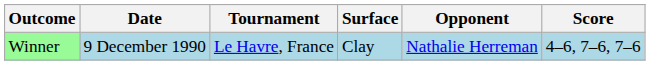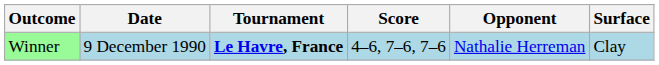columns swapped: (370, 17) <-> (593, 17)
(274, 45) normal -> (279, 45) bold
